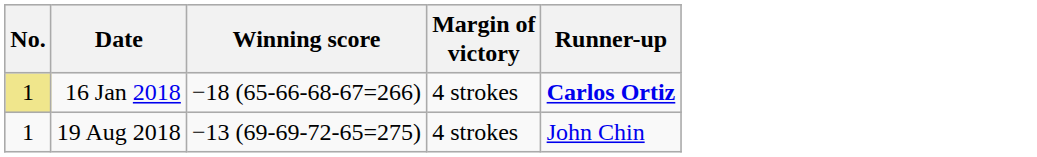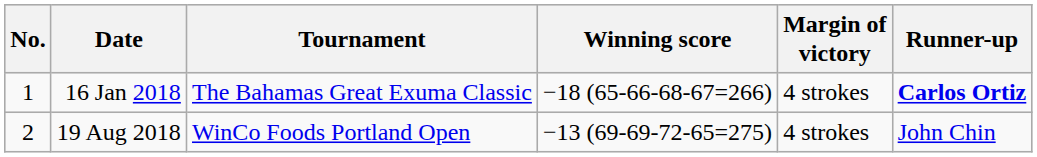+ column: (362, 38)
(28, 92) khaki background -> (28, 92) no background
(28, 132) 1 -> (28, 132) 2
